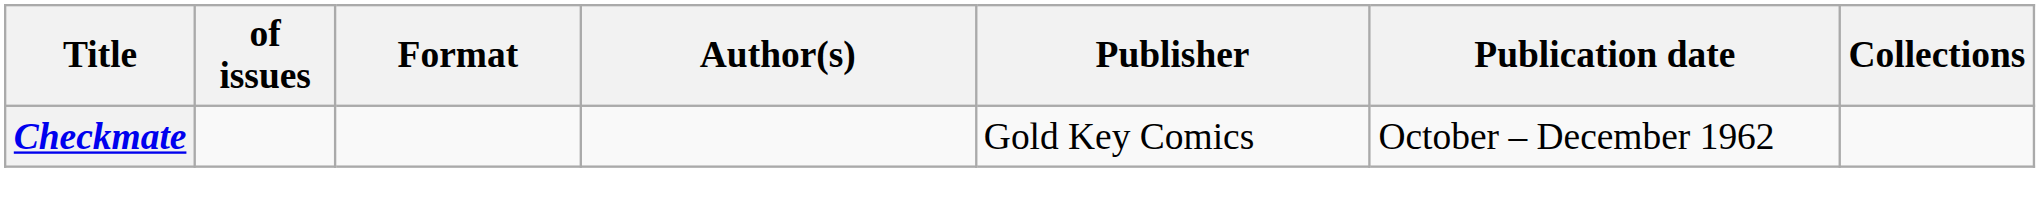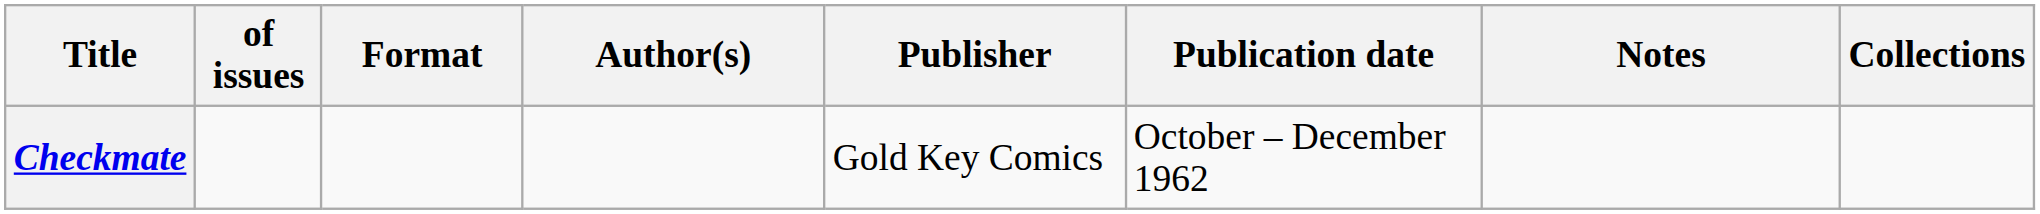+ column: (1661, 55)
